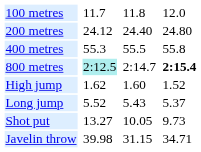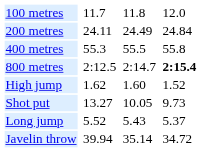(98, 30) 24.12 -> (98, 30) 24.11
(138, 30) 24.40 -> (138, 30) 24.49
(177, 30) 24.80 -> (177, 30) 24.84
(100, 67) paleturquoise background -> (100, 67) no background
rows swapped: (34, 103) <-> (28, 121)
(98, 139) 39.98 -> (98, 139) 39.94
(138, 139) 31.15 -> (138, 139) 35.14
(177, 139) 34.71 -> (177, 139) 34.72
